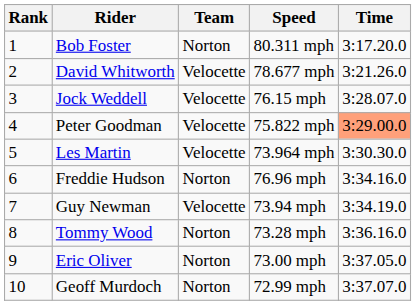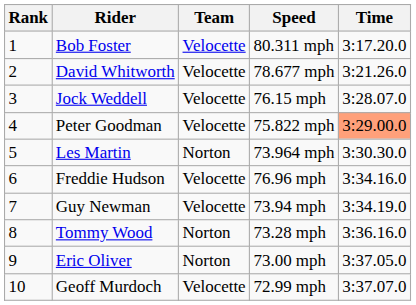(207, 44) Norton -> (214, 44) Velocette
(214, 152) Velocette -> (207, 152) Norton
(207, 179) Norton -> (214, 179) Velocette
(207, 286) Norton -> (214, 286) Velocette
